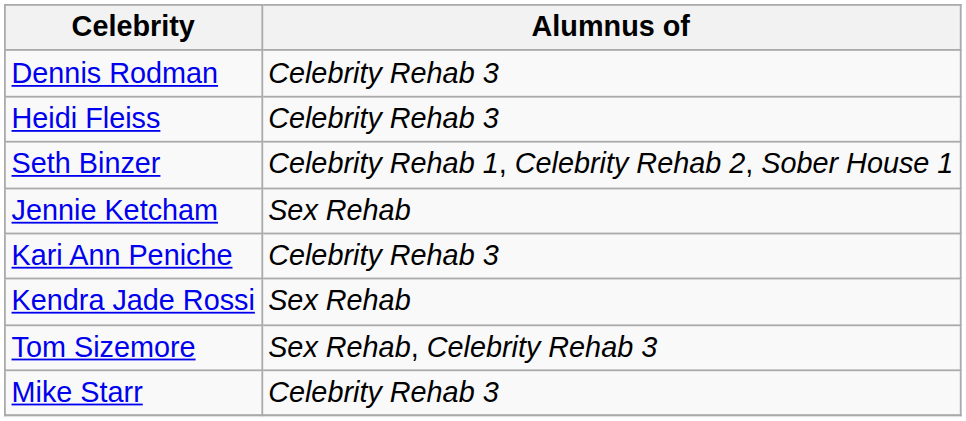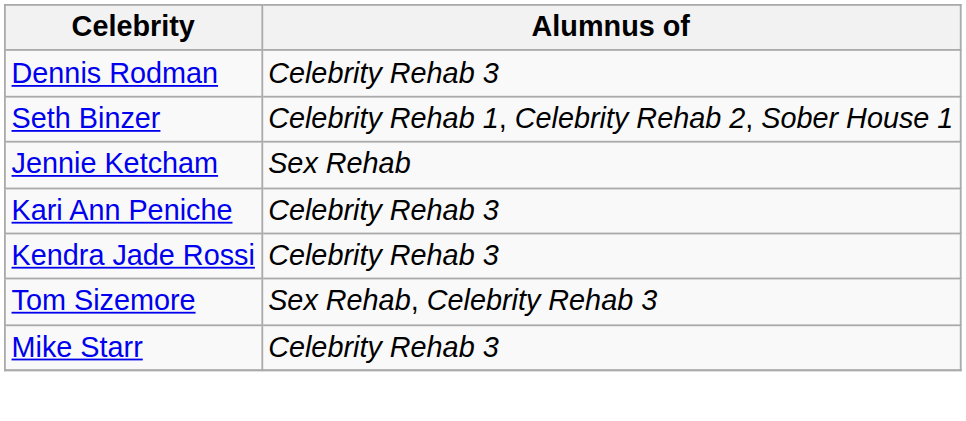- row: (86, 118)
(339, 301) Sex Rehab -> (383, 255) Celebrity Rehab 3
